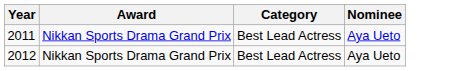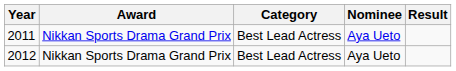+ column: (428, 14)
